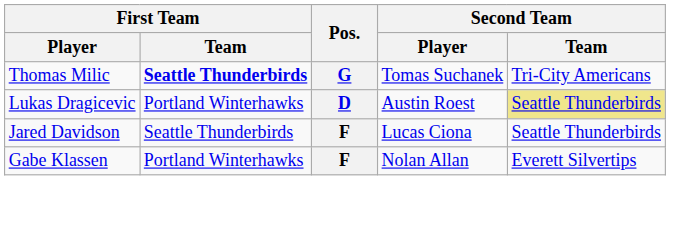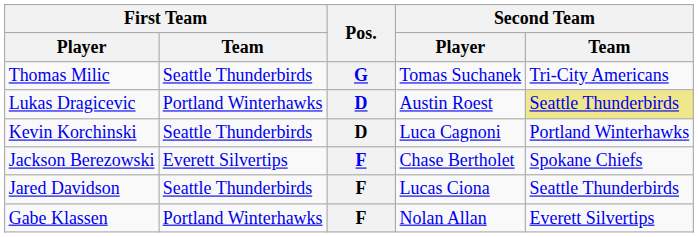(226, 75) bold -> (237, 75) normal
+ row: (73, 132)
+ row: (82, 160)
